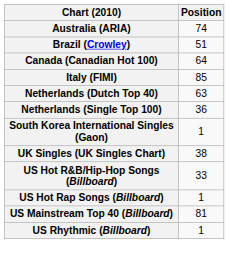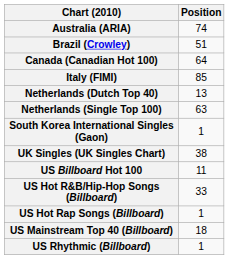(201, 93) 63 -> (201, 93) 13
(201, 110) 36 -> (201, 110) 63
+ row: (91, 170)
(201, 214) 81 -> (201, 230) 18
